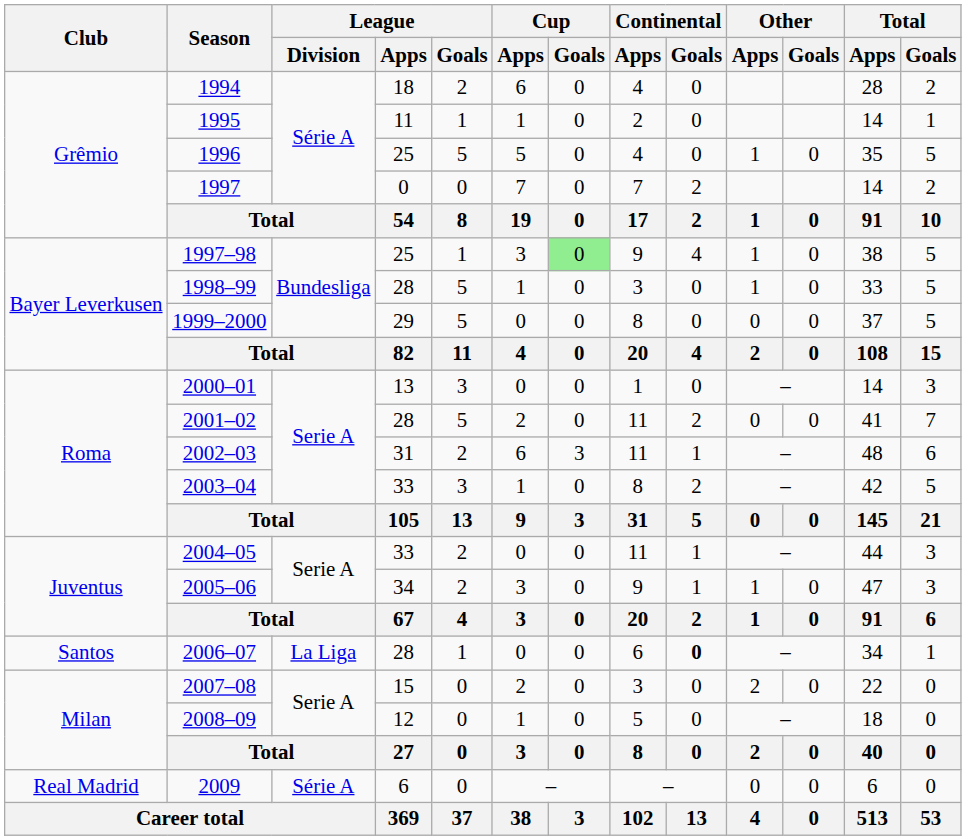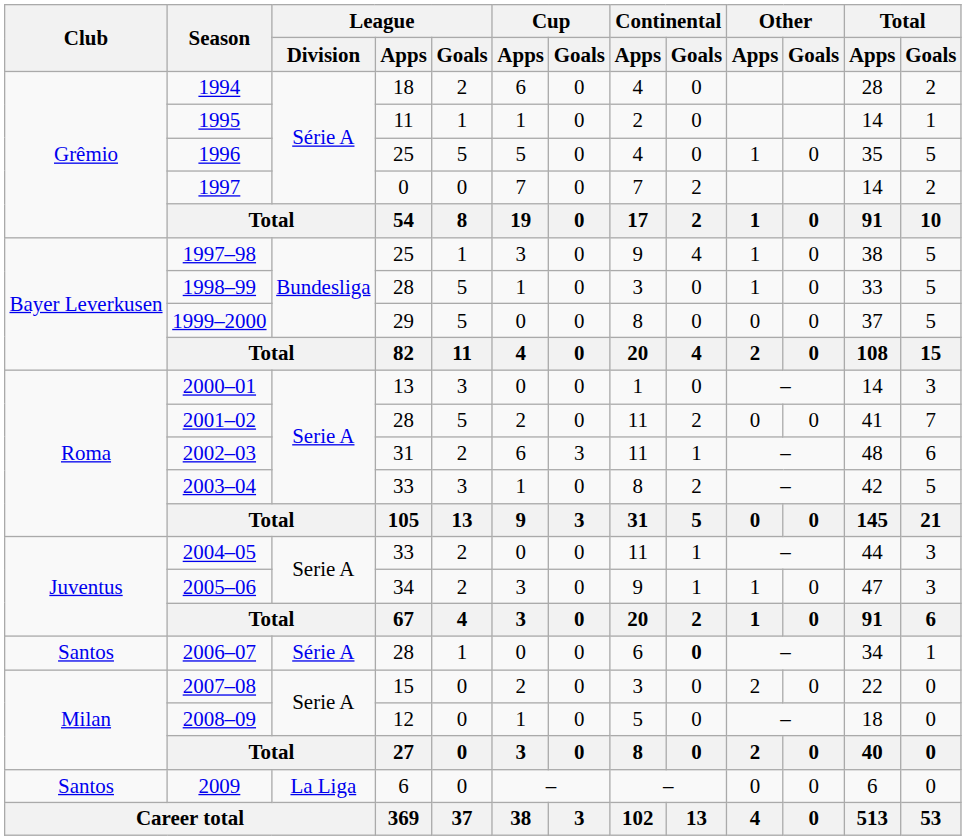(579, 253) lightgreen background -> (579, 253) no background
(323, 652) La Liga -> (323, 652) Série A
(86, 785) Real Madrid -> (86, 785) Santos
(323, 785) Série A -> (323, 785) La Liga
